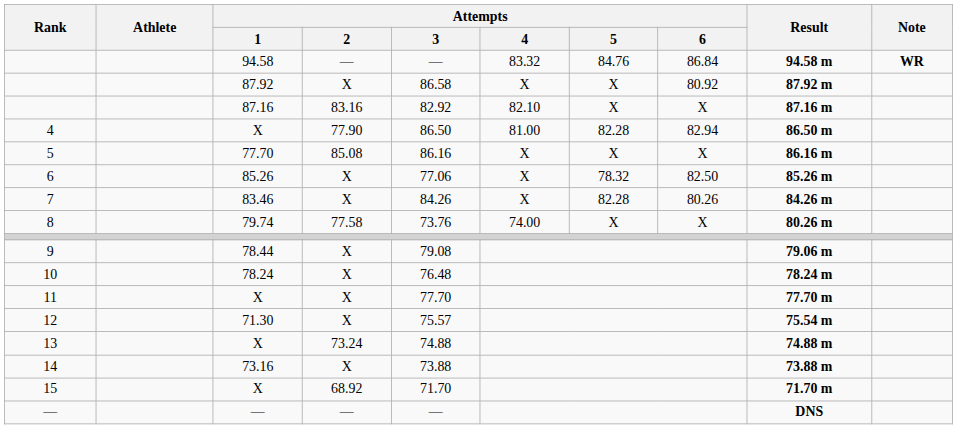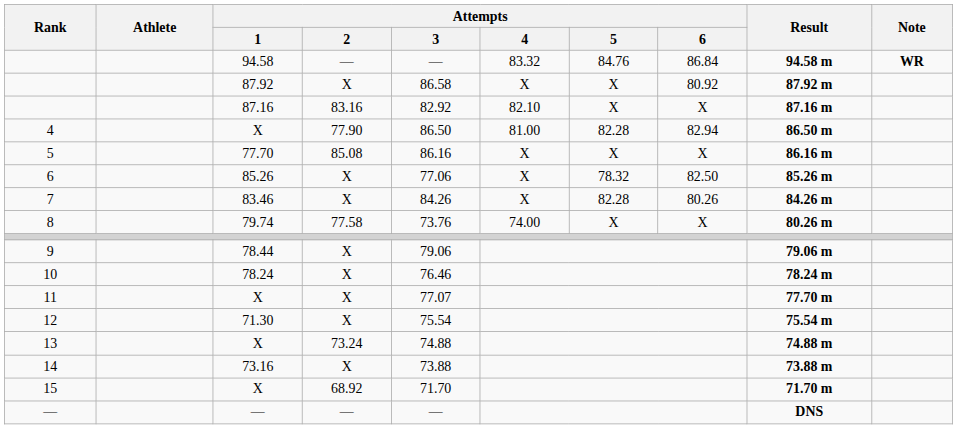(436, 251) 79.08 -> (436, 251) 79.06
(436, 274) 76.48 -> (436, 274) 76.46
(436, 297) 77.70 -> (436, 297) 77.07
(436, 320) 75.57 -> (436, 320) 75.54
